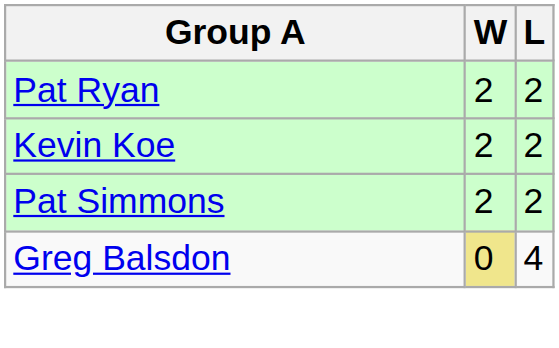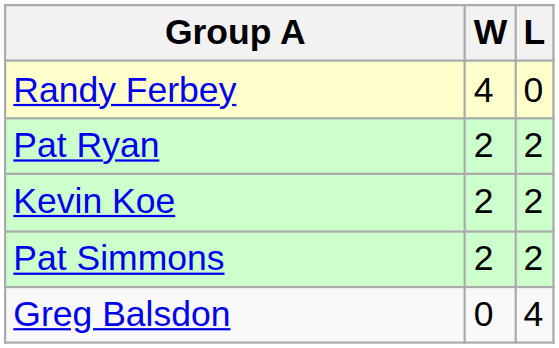+ row: (125, 88)
(484, 257) khaki background -> (484, 314) no background
